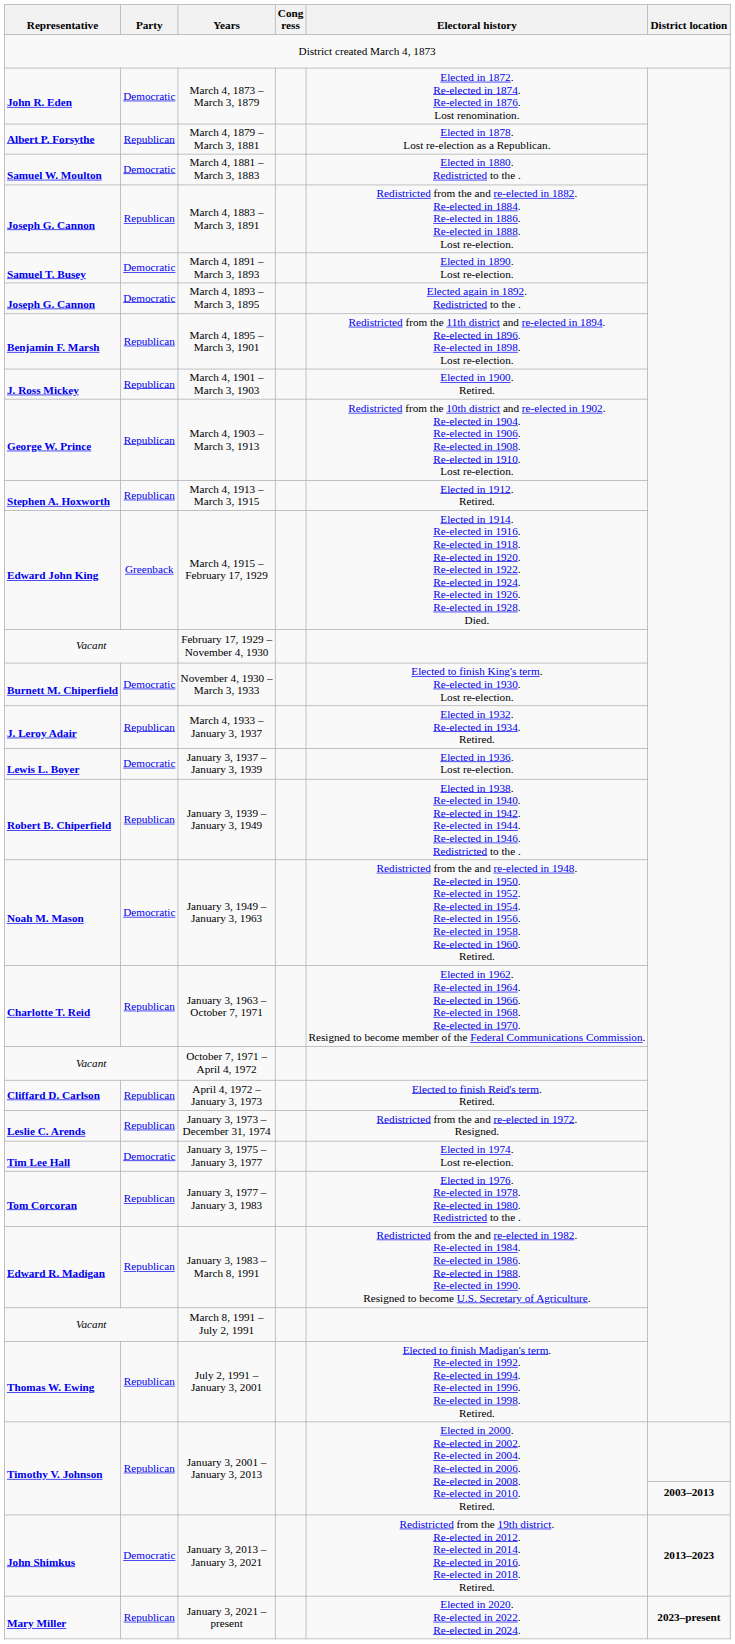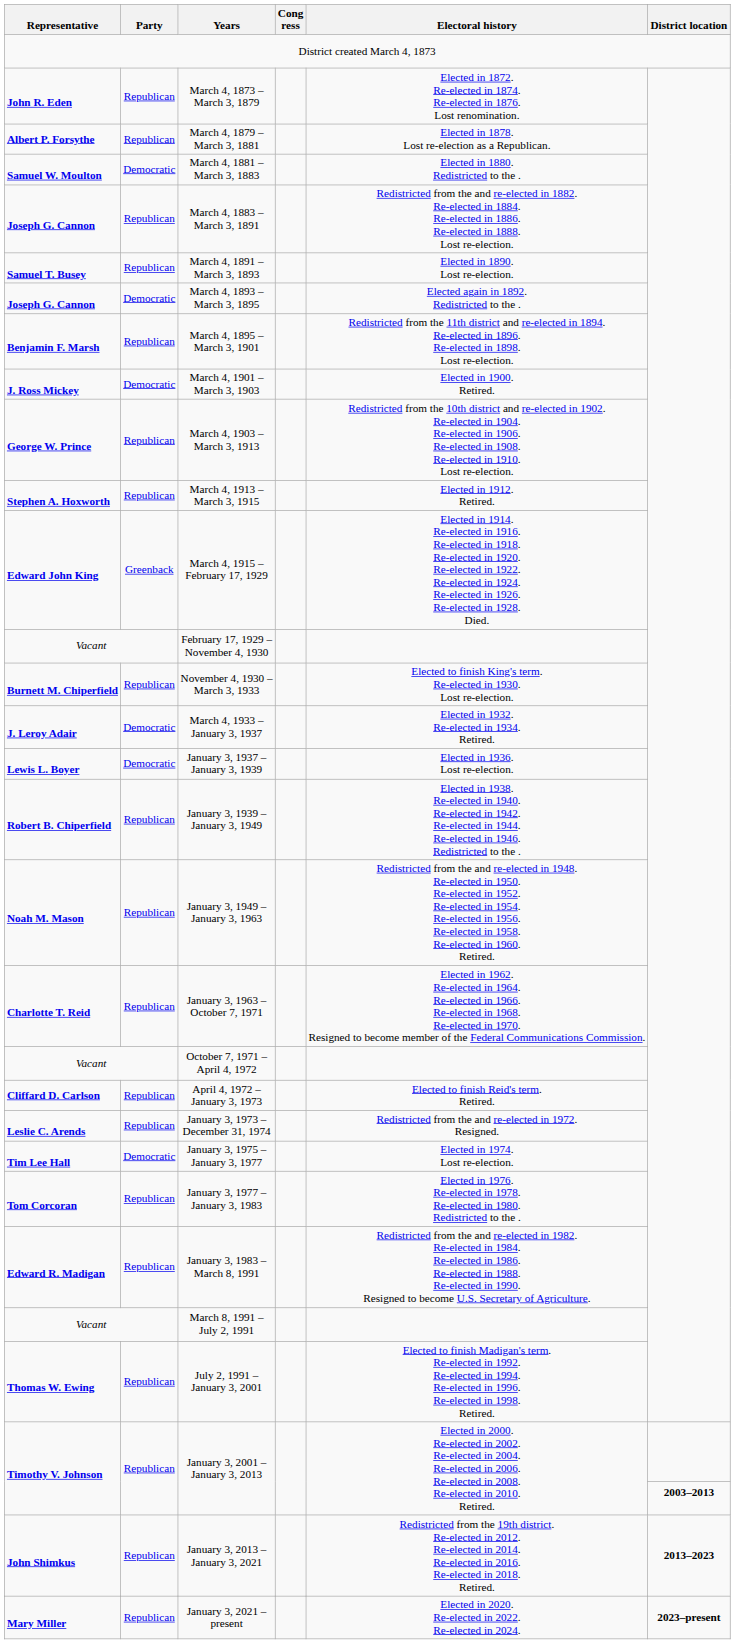(149, 96) Democratic -> (149, 96) Republican
(149, 268) Democratic -> (149, 268) Republican
(149, 384) Republican -> (149, 384) Democratic
(149, 684) Democratic -> (149, 684) Republican
(149, 727) Republican -> (149, 727) Democratic
(149, 912) Democratic -> (149, 912) Republican
(149, 1555) Democratic -> (149, 1555) Republican
